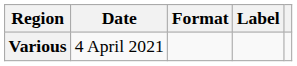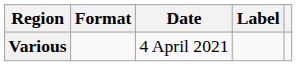columns swapped: (119, 18) <-> (200, 18)
